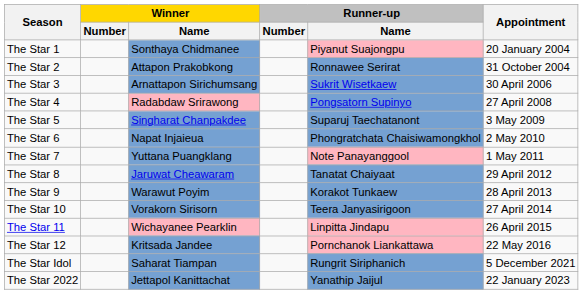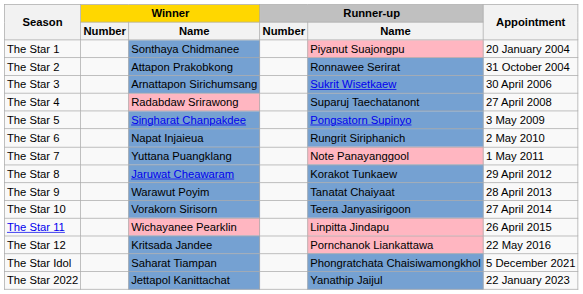(361, 102) Pongsatorn Supinyo -> (365, 102) Suparuj Taechatanont
(365, 120) Suparuj Taechatanont -> (361, 120) Pongsatorn Supinyo
(396, 138) Phongratchata Chaisiwamongkhol -> (358, 138) Rungrit Siriphanich
(352, 174) Tanatat Chaiyaat -> (354, 174) Korakot Tunkaew
(354, 192) Korakot Tunkaew -> (352, 192) Tanatat Chaiyaat
(358, 263) Rungrit Siriphanich -> (396, 263) Phongratchata Chaisiwamongkhol
